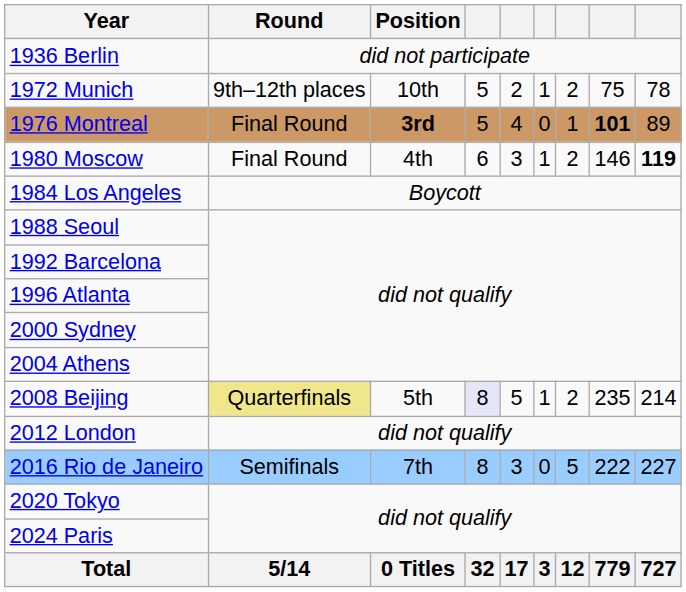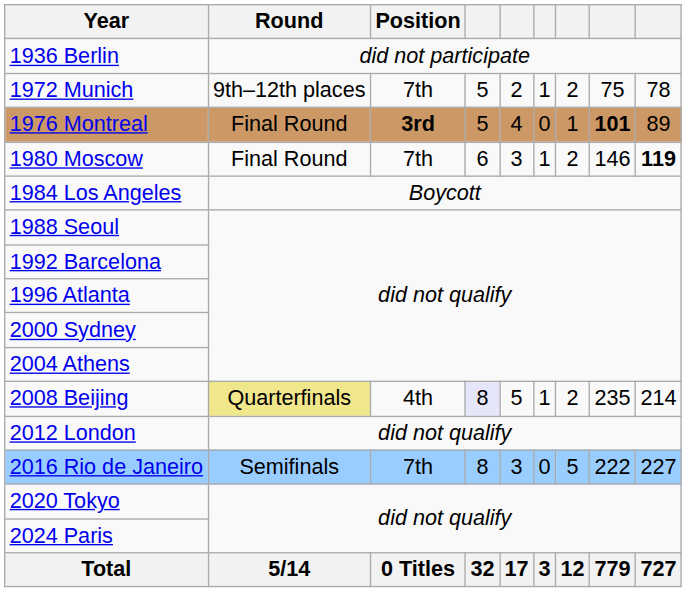(418, 90) 10th -> (418, 90) 7th
(418, 158) 4th -> (418, 158) 7th
(418, 398) 5th -> (418, 398) 4th
